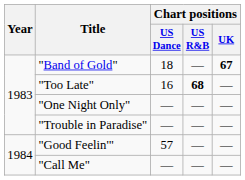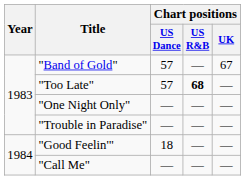(167, 64) 18 -> (167, 64) 57
(226, 64) bold -> (226, 64) normal
(167, 84) 16 -> (167, 84) 57
(167, 145) 57 -> (167, 145) 18
